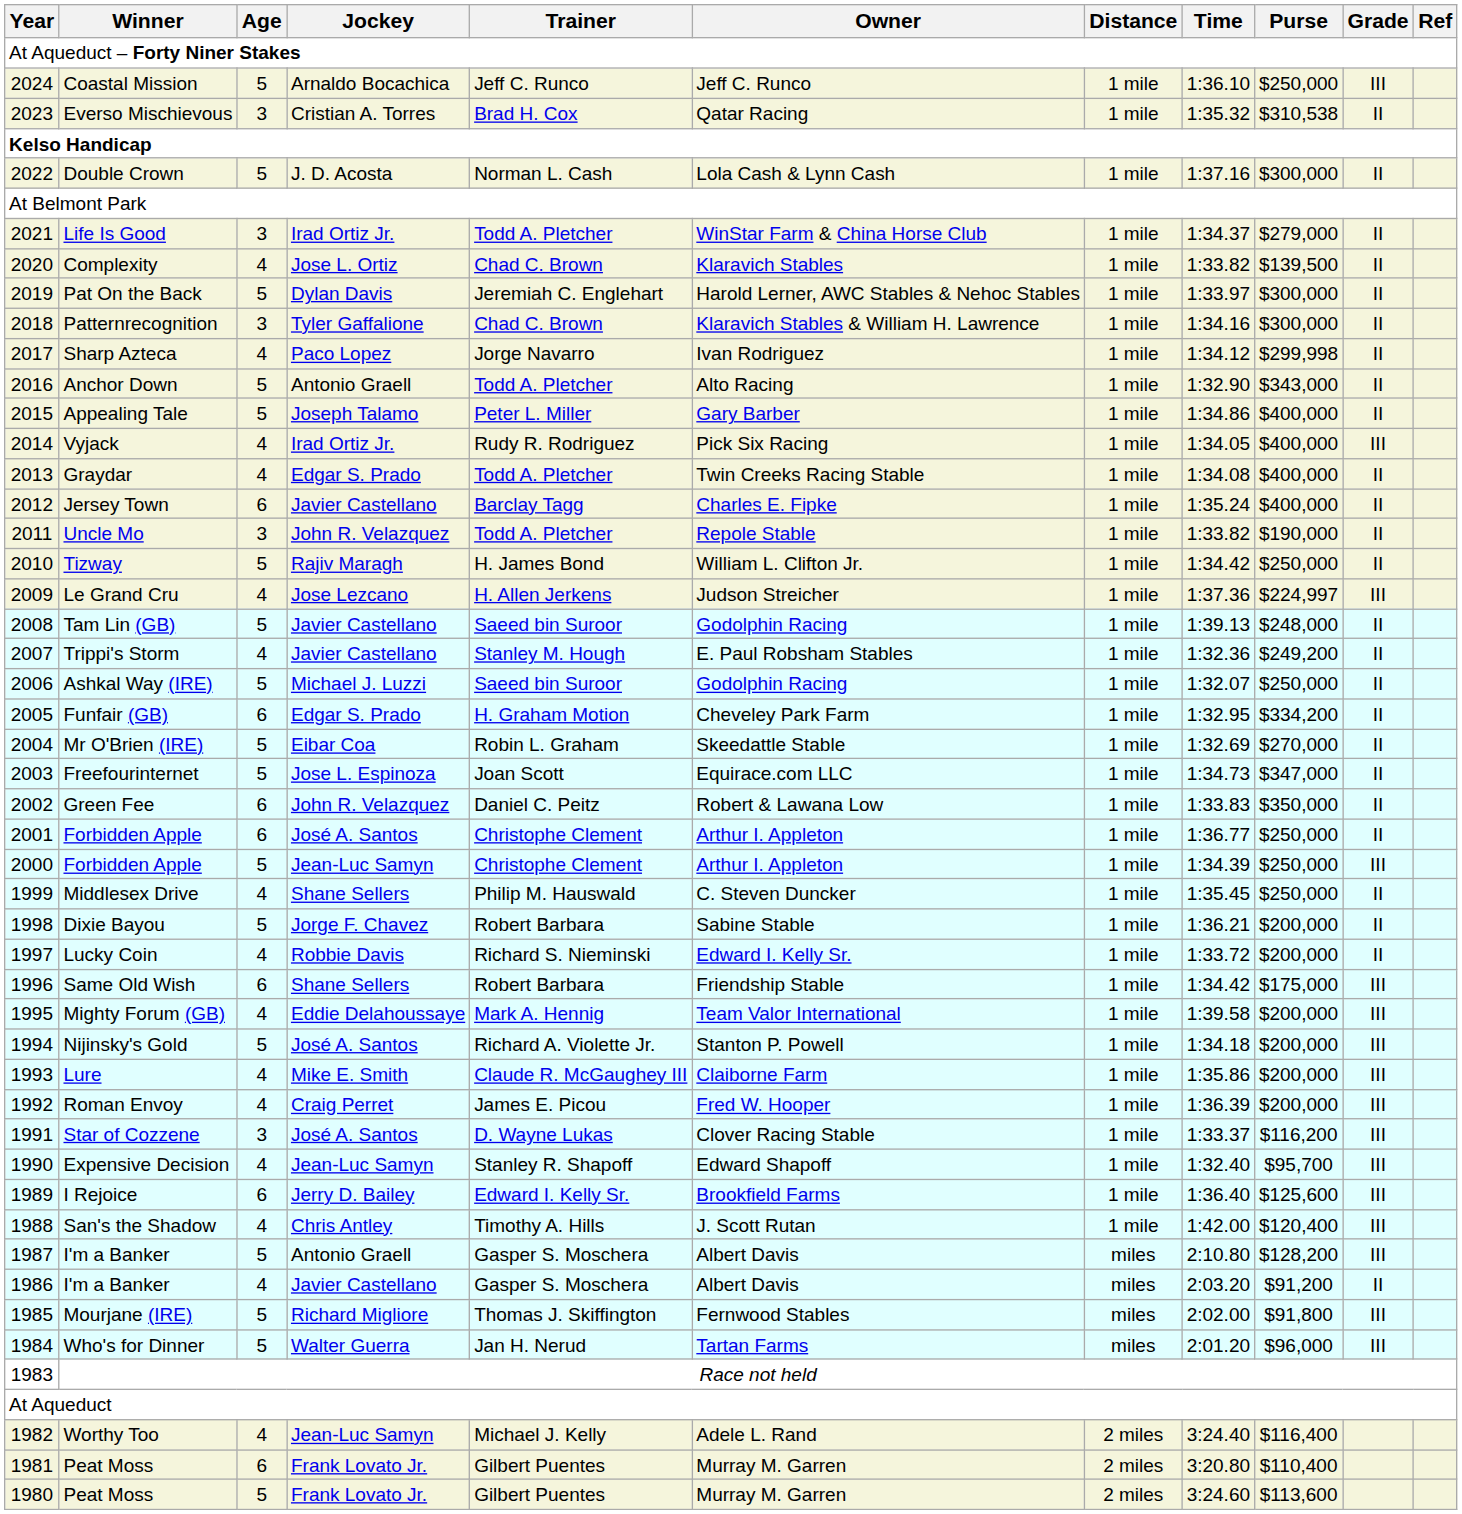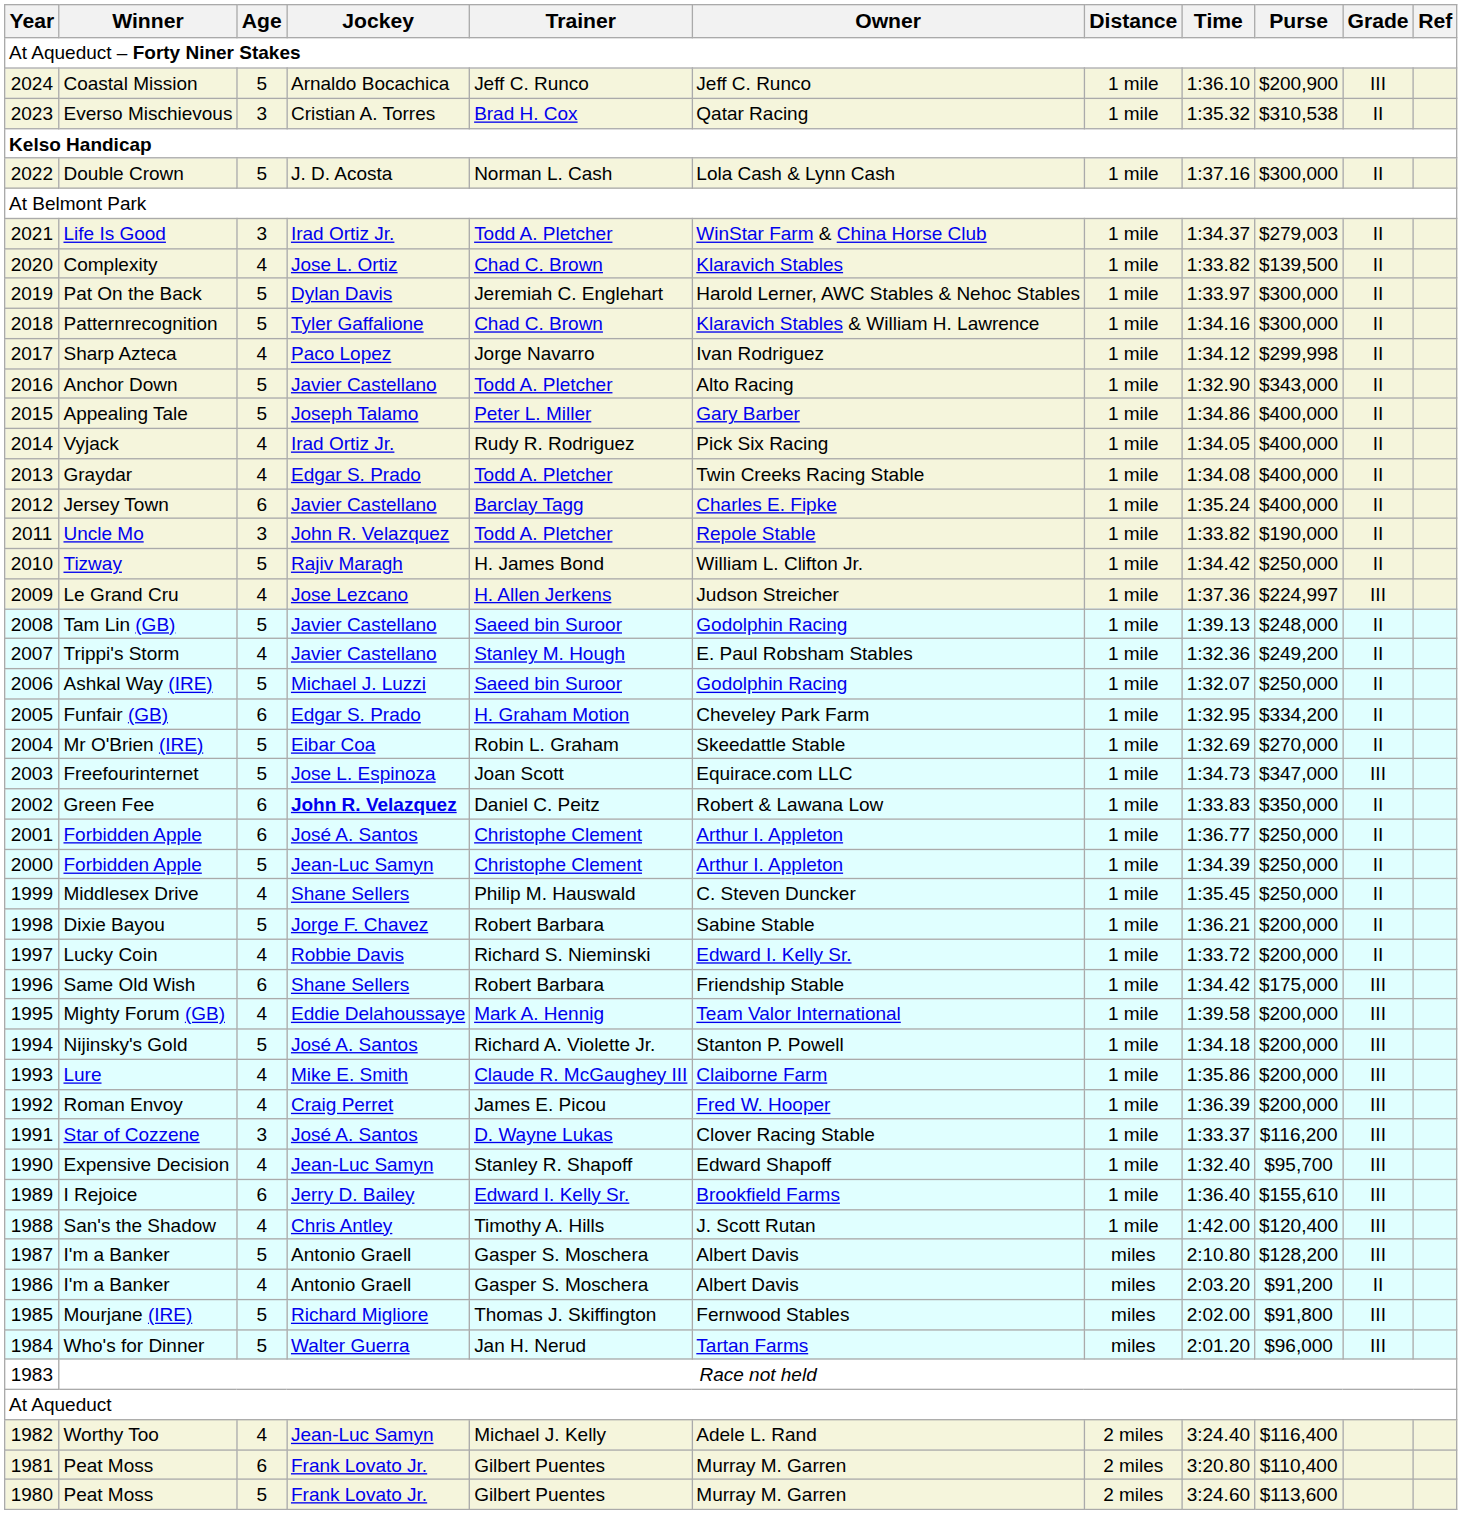(1299, 83) $250,000 -> (1299, 83) $200,900
(1299, 233) $279,000 -> (1299, 233) $279,003
(262, 323) 3 -> (262, 323) 5
(351, 384) Antonio Graell -> (364, 384) Javier Castellano
(1378, 444) III -> (1378, 444) II
(1378, 774) II -> (1378, 774) III
(370, 804) normal -> (374, 804) bold
(1378, 864) III -> (1378, 864) II
(1299, 1194) $125,600 -> (1299, 1194) $155,610
(364, 1284) Javier Castellano -> (351, 1284) Antonio Graell
